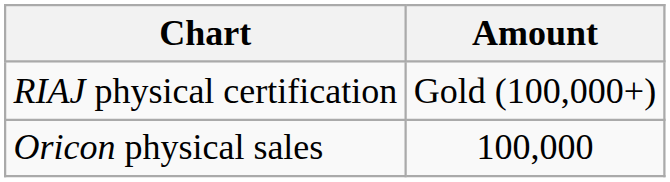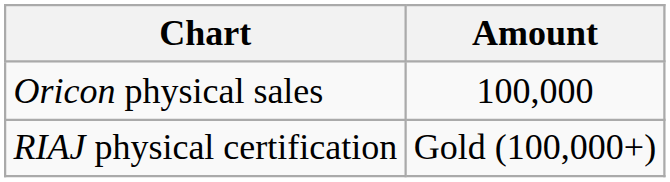rows swapped: (168, 147) <-> (205, 90)
